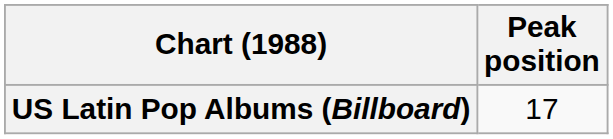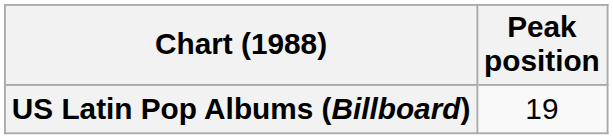(542, 108) 17 -> (542, 108) 19
